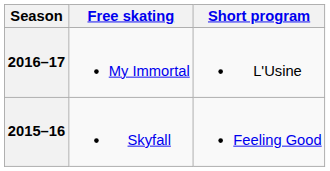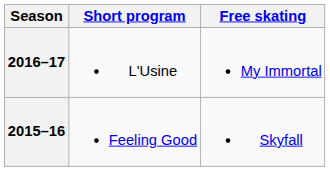columns swapped: (259, 16) <-> (131, 16)
